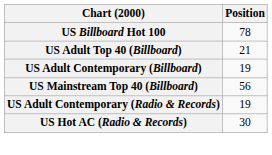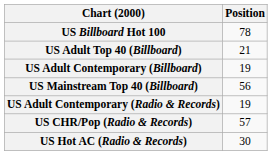+ row: (113, 123)
